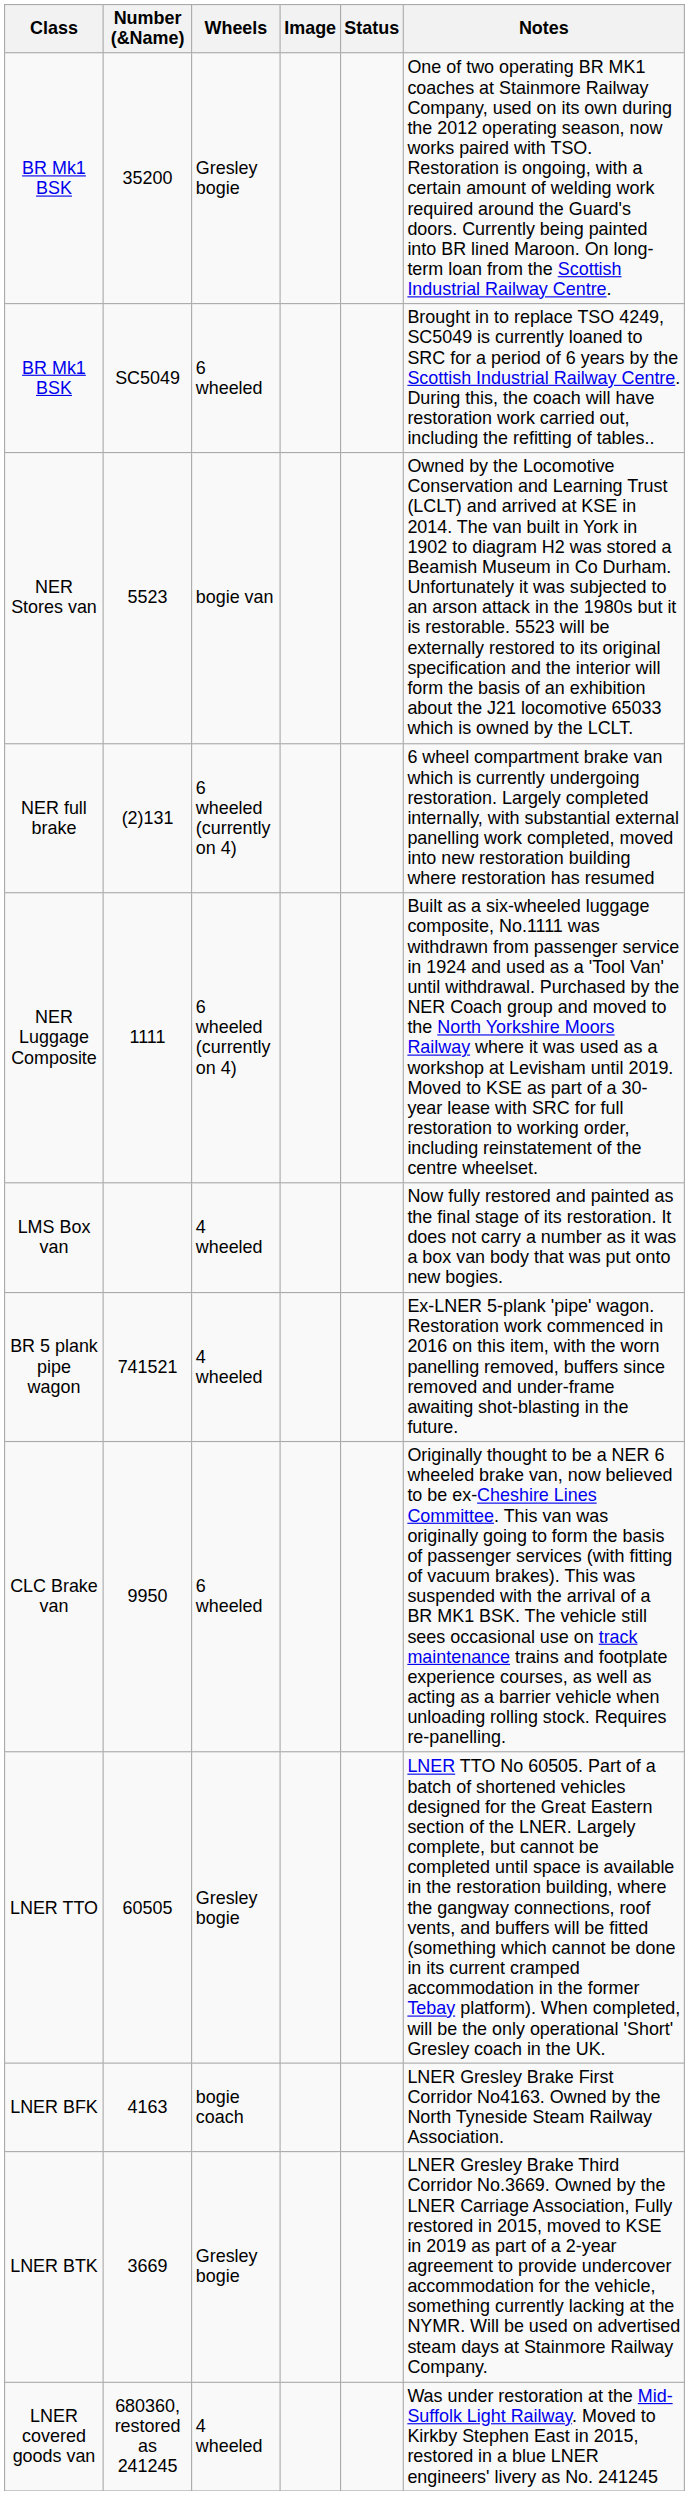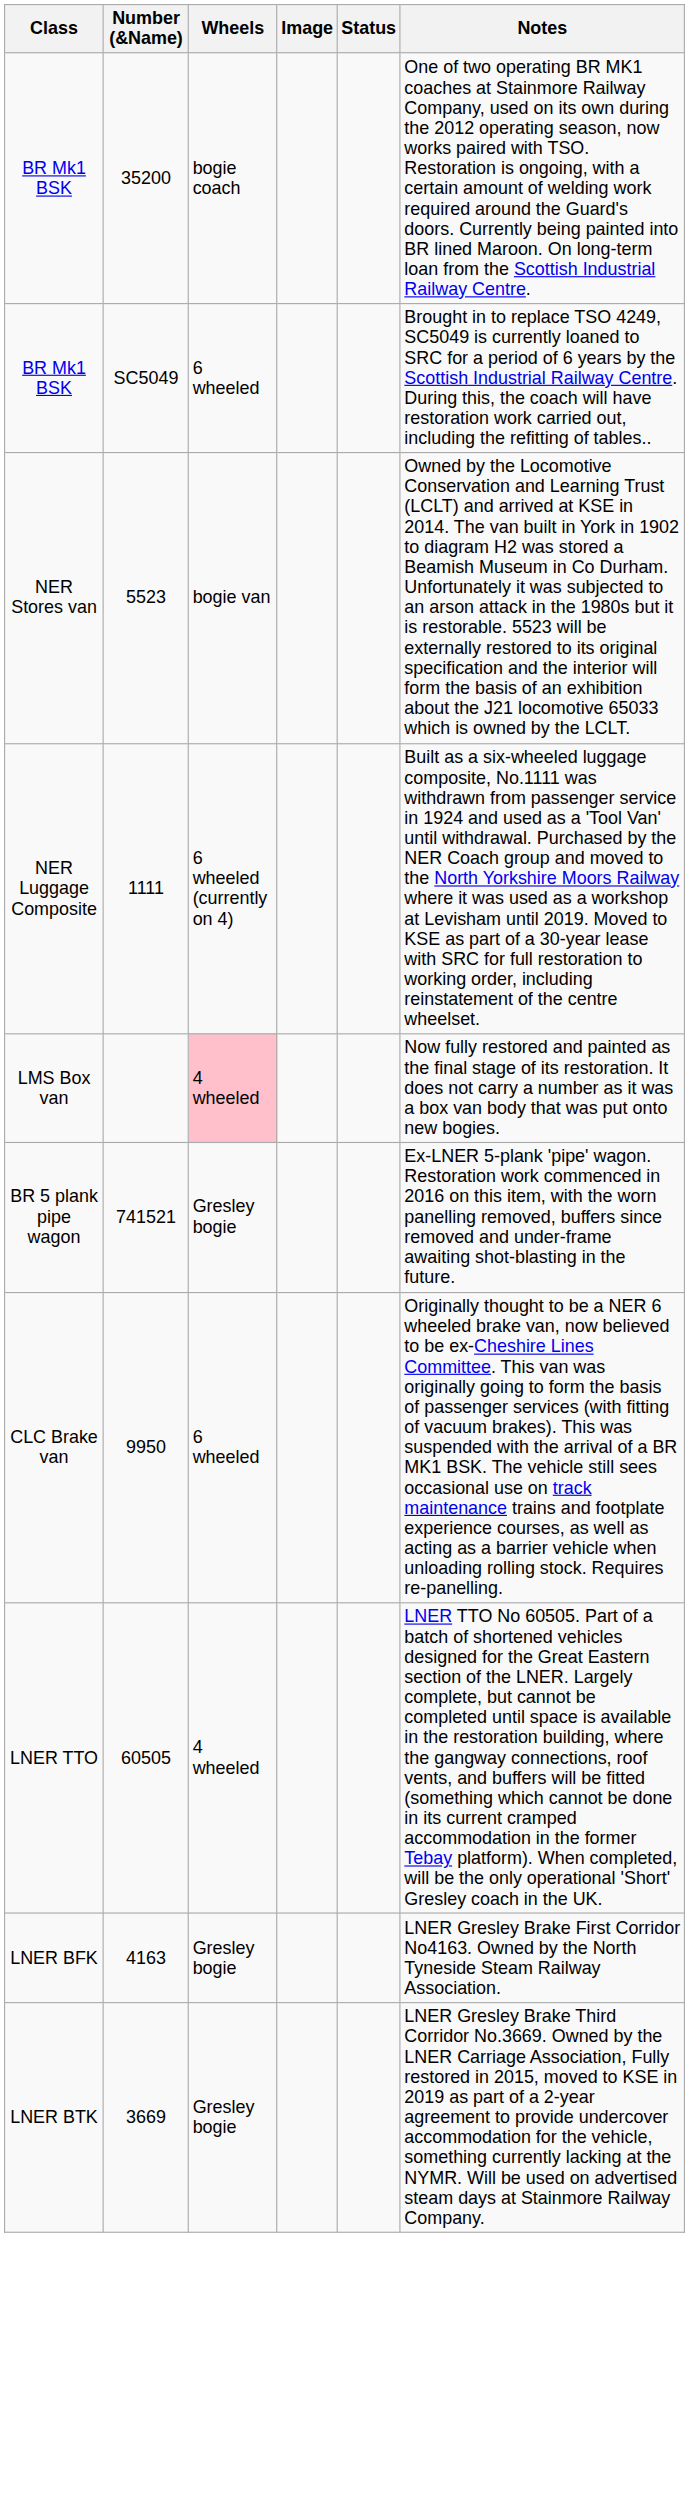(227, 178) Gresley bogie -> (217, 178) bogie coach
- row: (54, 817)
(229, 1237) no background -> (226, 1088) pink background
(229, 1366) 4 wheeled -> (224, 1217) Gresley bogie
(227, 1907) Gresley bogie -> (226, 1758) 4 wheeled
(220, 2107) bogie coach -> (224, 1957) Gresley bogie
- row: (54, 2436)
